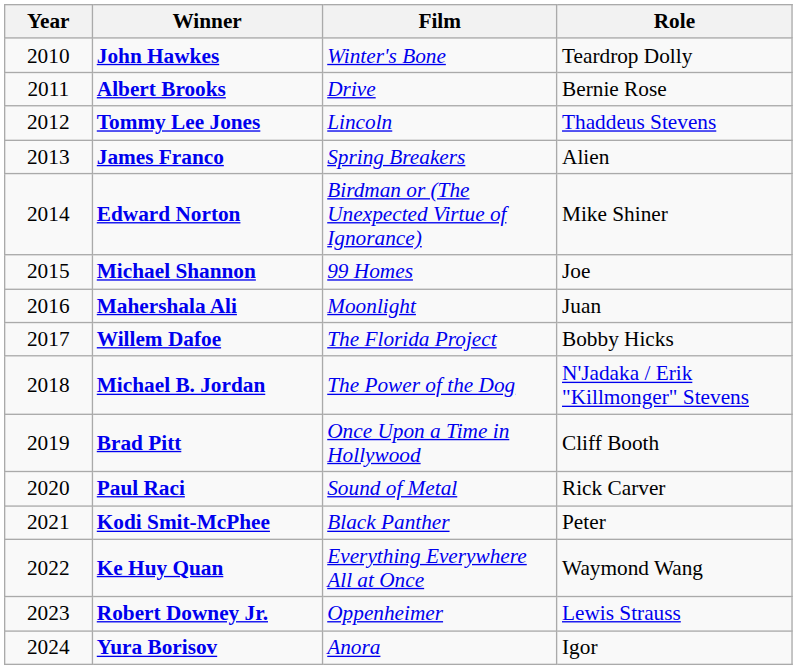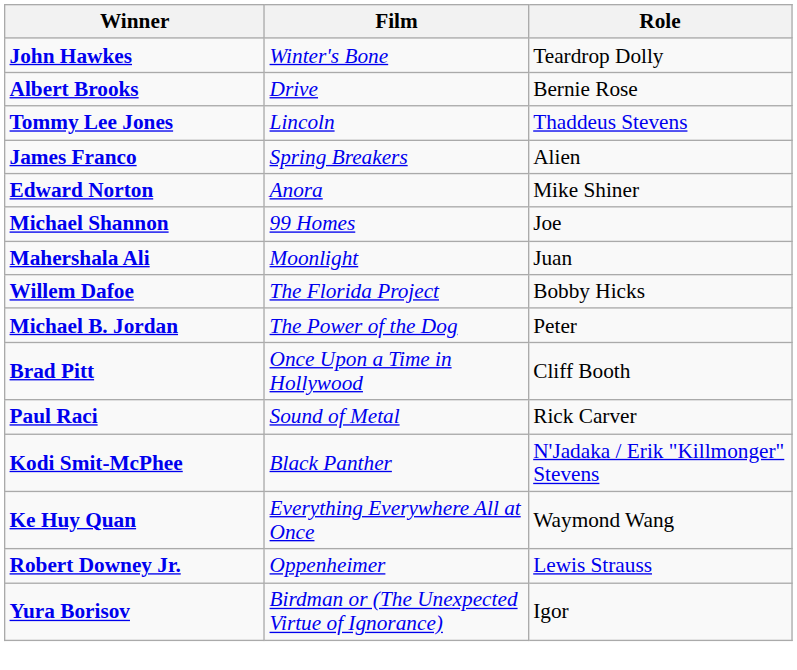- column: (48, 21)
(417, 214) Birdman or (The Unexpected Virtue of Ignorance) -> (296, 190) Anora
(656, 384) N'Jadaka / Erik "Killmonger" Stevens -> (555, 325) Peter
(584, 522) Peter -> (659, 462) N'Jadaka / Erik "Killmonger" Stevens
(354, 647) Anora -> (394, 611) Birdman or (The Unexpected Virtue of Ignorance)
